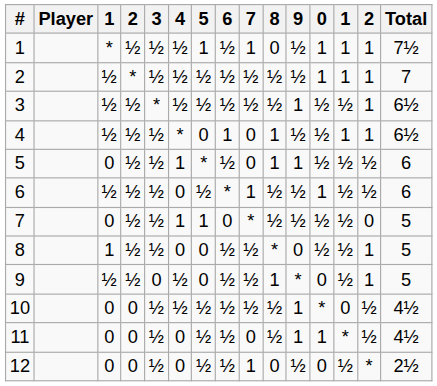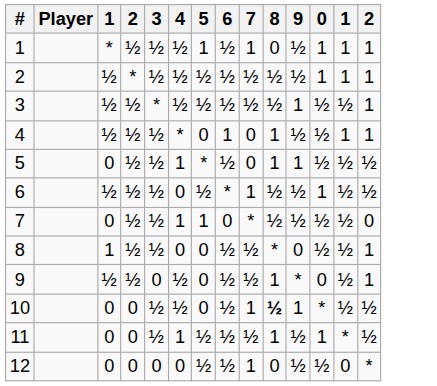- column: (406, 18)
(204, 308) ½ -> (204, 308) 0
(251, 308) ½ -> (251, 308) 1
(275, 308) normal -> (275, 308) bold
(345, 308) 0 -> (345, 308) ½
(180, 337) 0 -> (180, 337) 1
(251, 337) 0 -> (251, 337) ½
(275, 337) ½ -> (275, 337) 1
(298, 337) 1 -> (298, 337) ½
(156, 366) ½ -> (156, 366) 0
(322, 366) 0 -> (322, 366) ½
(345, 366) ½ -> (345, 366) 0
